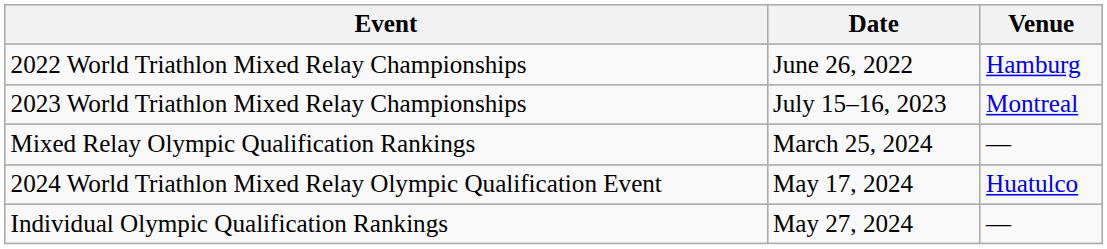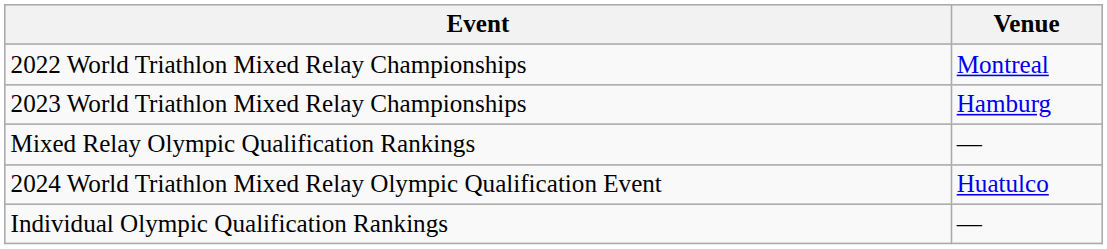- column: (874, 24)
(1033, 64) Hamburg -> (1003, 64) Montreal
(1032, 104) Montreal -> (1004, 104) Hamburg
